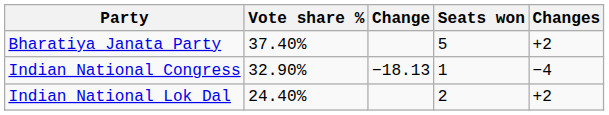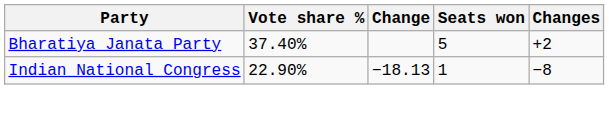(277, 70) 32.90% -> (277, 70) 22.90%
(542, 70) −4 -> (542, 70) −8
- row: (120, 97)
